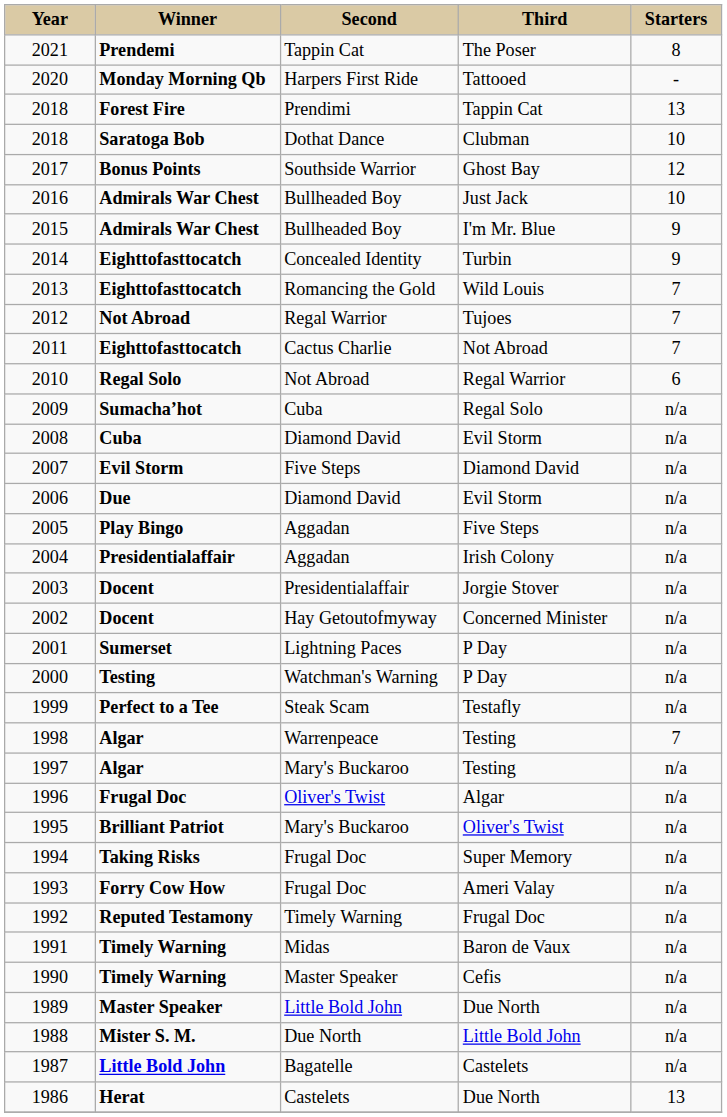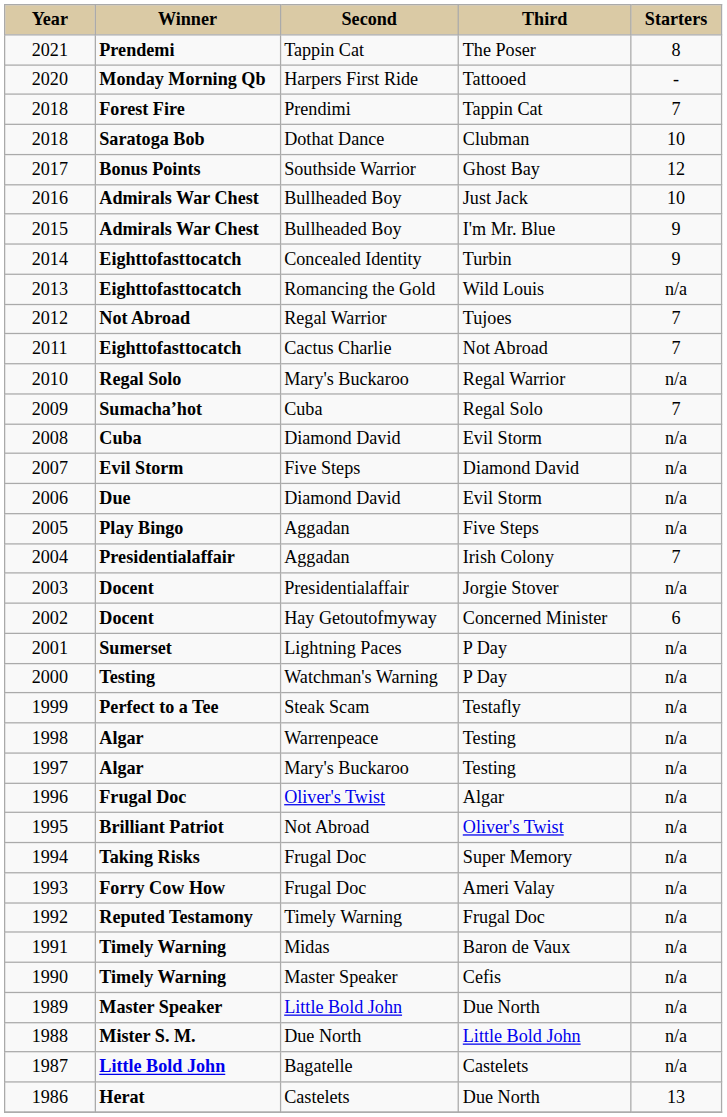(676, 109) 13 -> (676, 109) 7
(676, 289) 7 -> (676, 289) n/a
(327, 378) Not Abroad -> (347, 378) Mary's Buckaroo
(676, 378) 6 -> (676, 378) n/a
(676, 408) n/a -> (676, 408) 7
(676, 558) n/a -> (676, 558) 7
(676, 618) n/a -> (676, 618) 6
(676, 738) 7 -> (676, 738) n/a
(347, 827) Mary's Buckaroo -> (327, 827) Not Abroad
